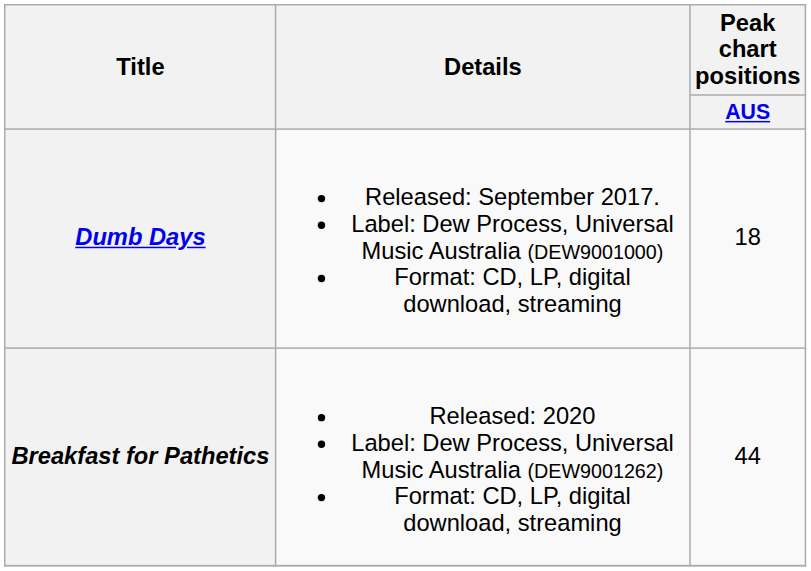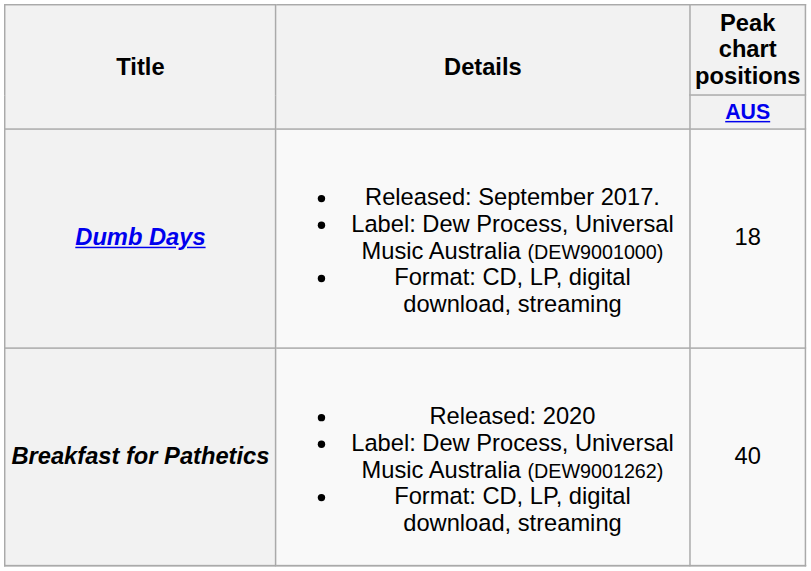(748, 456) 44 -> (748, 456) 40
